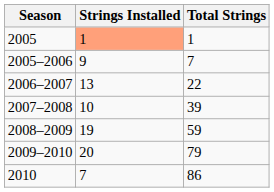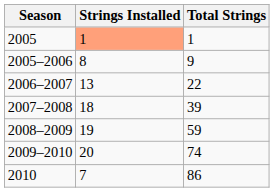(83, 61) 9 -> (83, 61) 8
(191, 61) 7 -> (191, 61) 9
(86, 107) 10 -> (86, 107) 18
(194, 152) 79 -> (194, 152) 74
